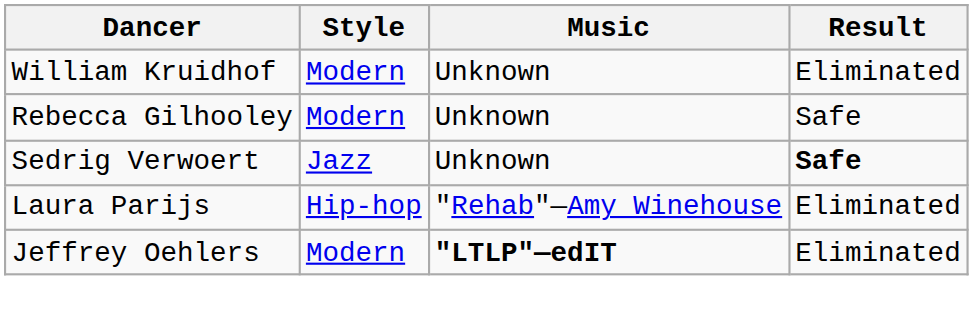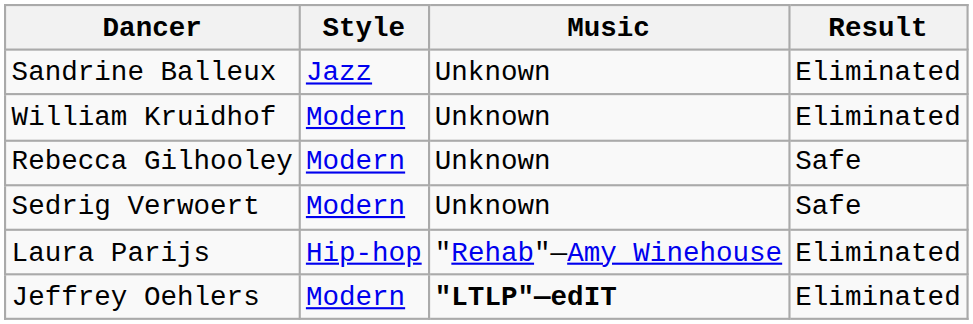+ row: (144, 72)
(339, 162) Jazz -> (356, 207) Modern
(828, 162) bold -> (828, 207) normal
